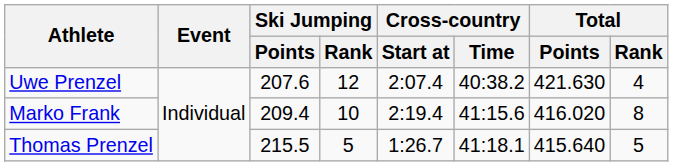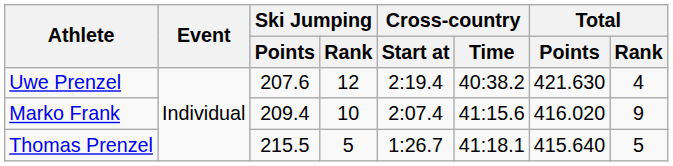(416, 83) 2:07.4 -> (416, 83) 2:19.4
(416, 114) 2:19.4 -> (416, 114) 2:07.4
(639, 114) 8 -> (639, 114) 9
